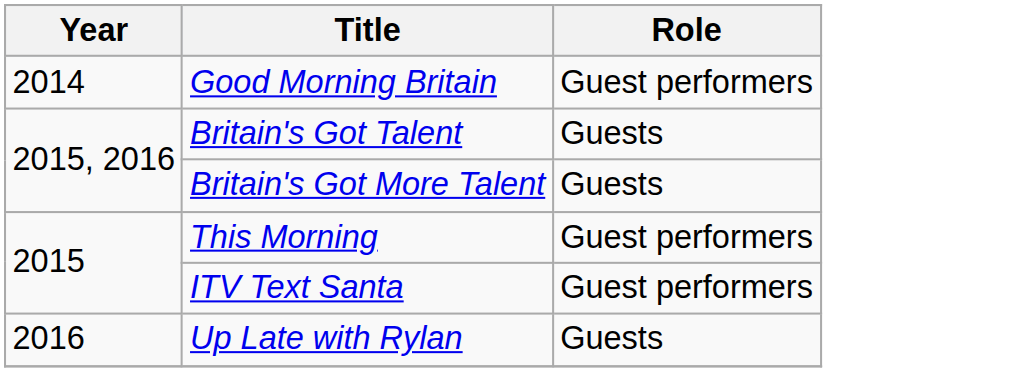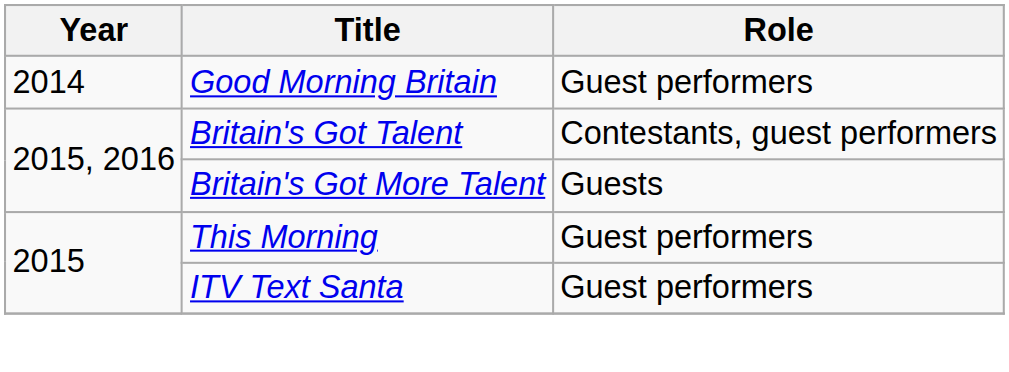(612, 133) Guests -> (779, 133) Contestants, guest performers
- row: (326, 339)
